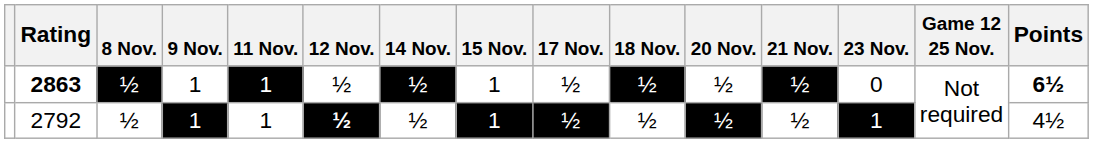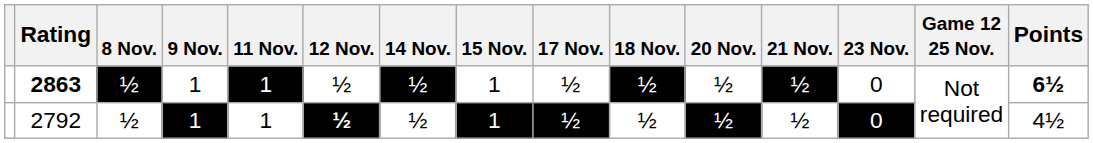(876, 120) 1 -> (876, 120) 0
